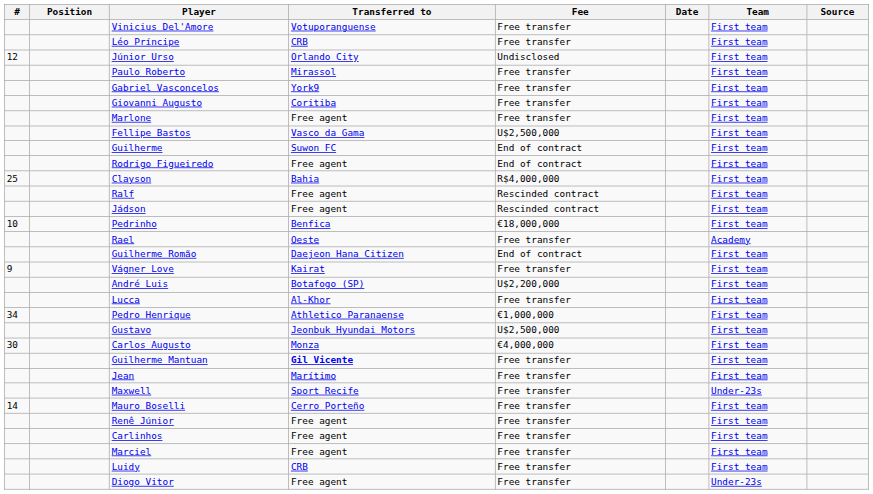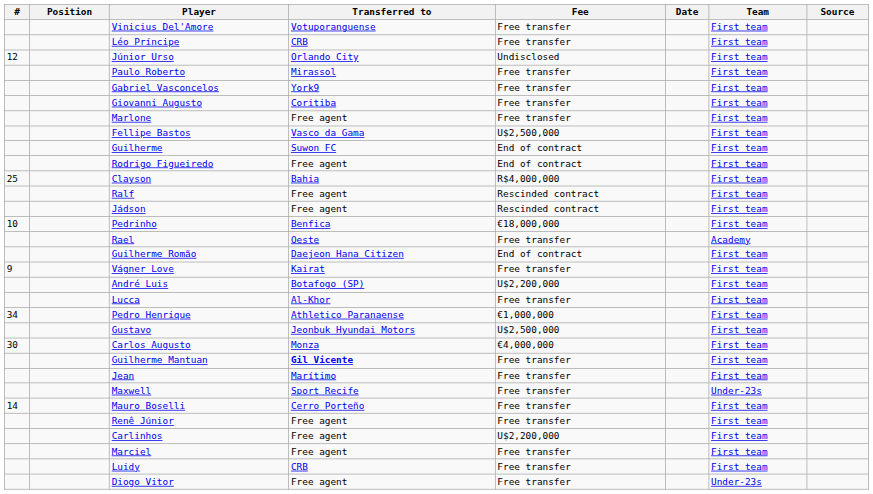(534, 437) Free transfer -> (528, 437) U$2,200,000
